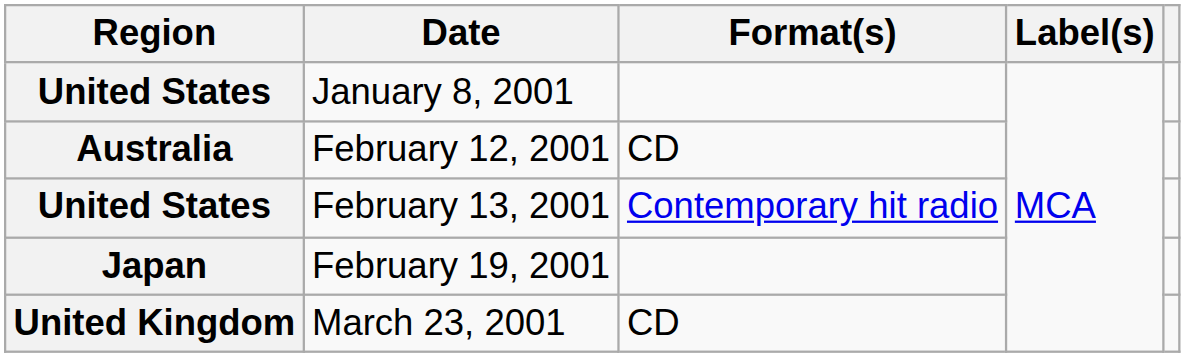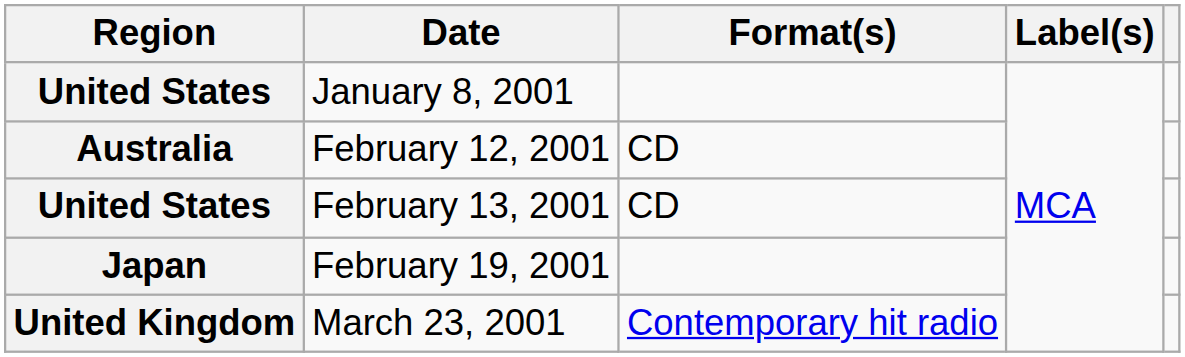(813, 206) Contemporary hit radio -> (653, 206) CD
(653, 322) CD -> (813, 322) Contemporary hit radio
